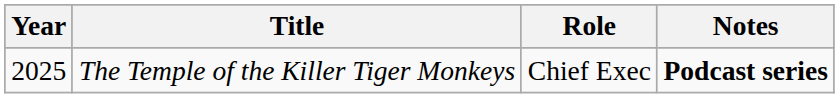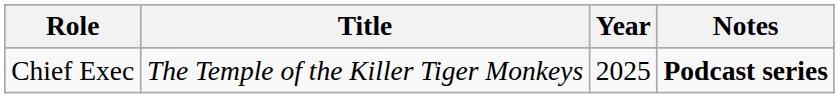columns swapped: (39, 26) <-> (589, 26)
